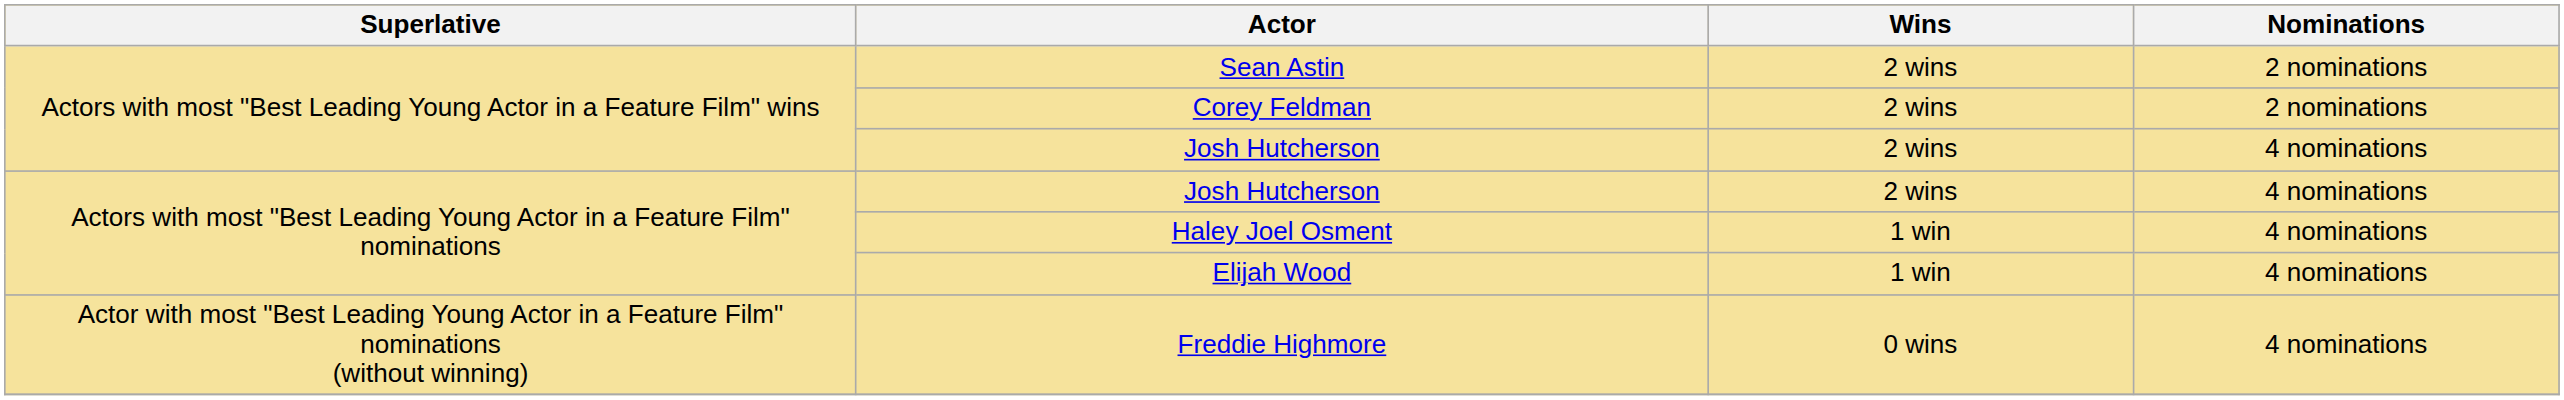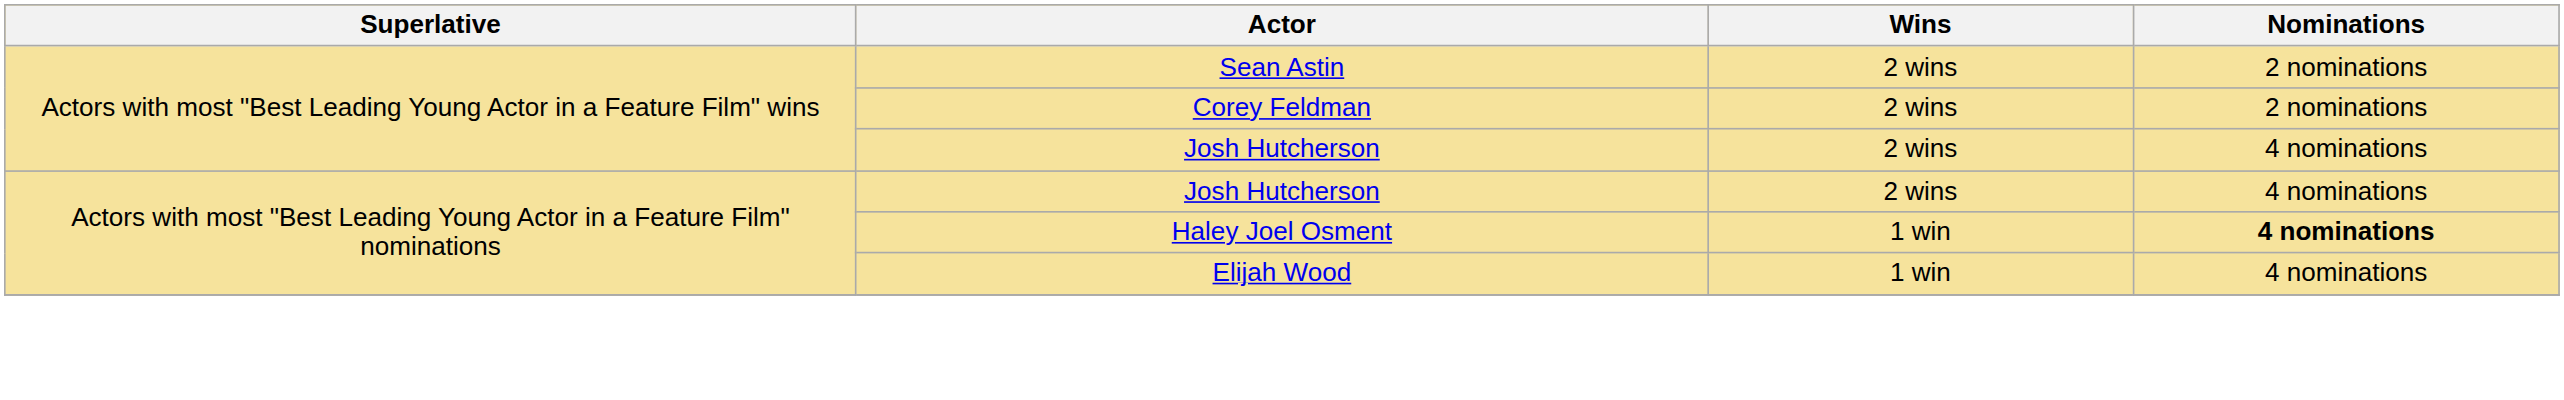(2346, 231) normal -> (2346, 231) bold
- row: (431, 344)
